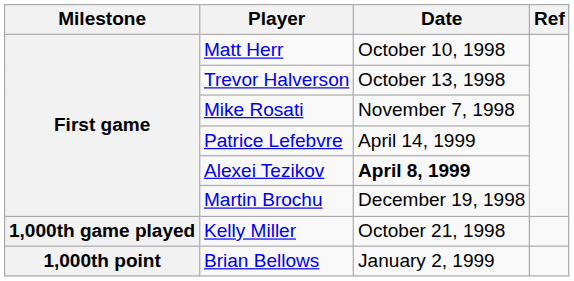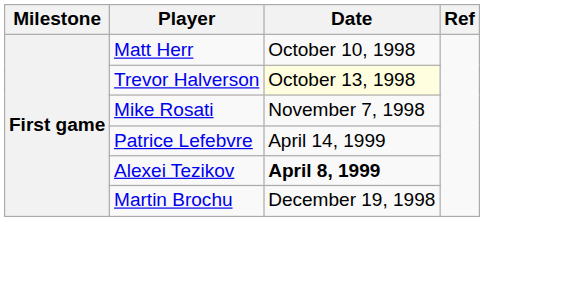(432, 79) no background -> (342, 79) lightyellow background
- row: (250, 230)
- row: (262, 261)
